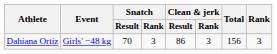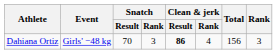(181, 42) normal -> (181, 42) bold
(209, 42) 3 -> (209, 42) 4
